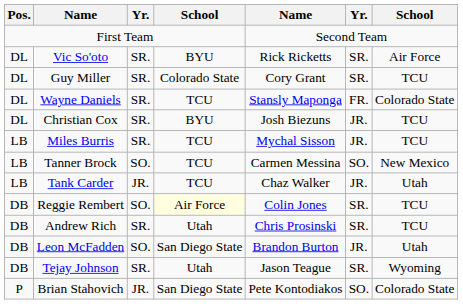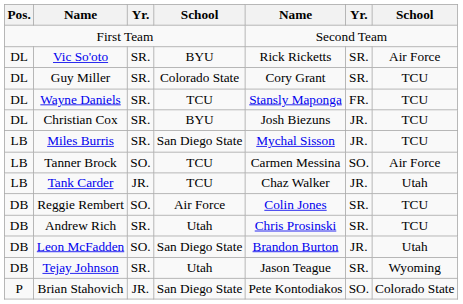(415, 99) Colorado State -> (415, 99) TCU
(200, 141) TCU -> (200, 141) San Diego State
(415, 162) New Mexico -> (415, 162) Air Force
(200, 204) lightyellow background -> (200, 204) no background
